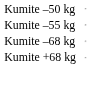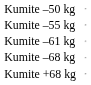+ row: (40, 41)
